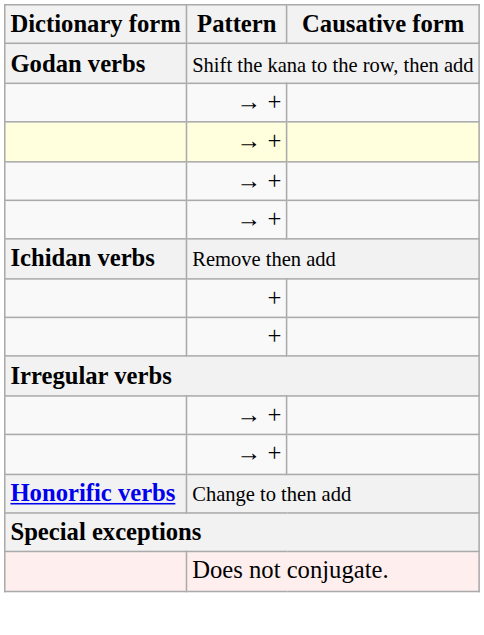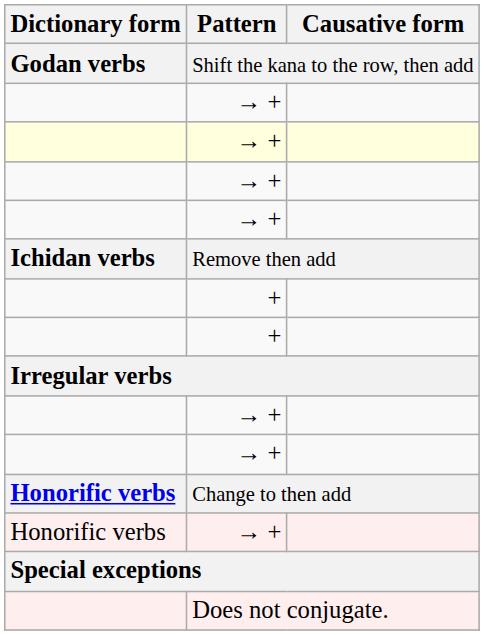+ row: (88, 532)
